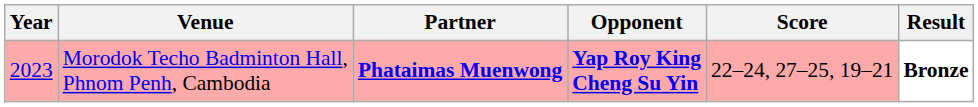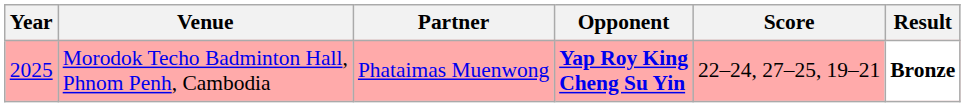(31, 70) 2023 -> (31, 70) 2025
(460, 70) bold -> (454, 70) normal
